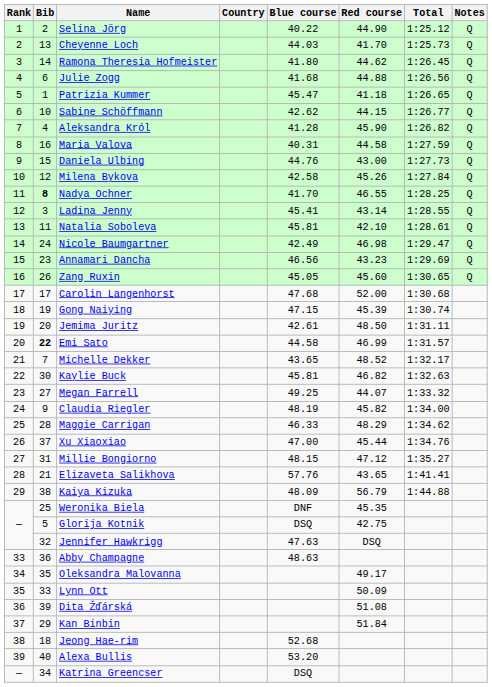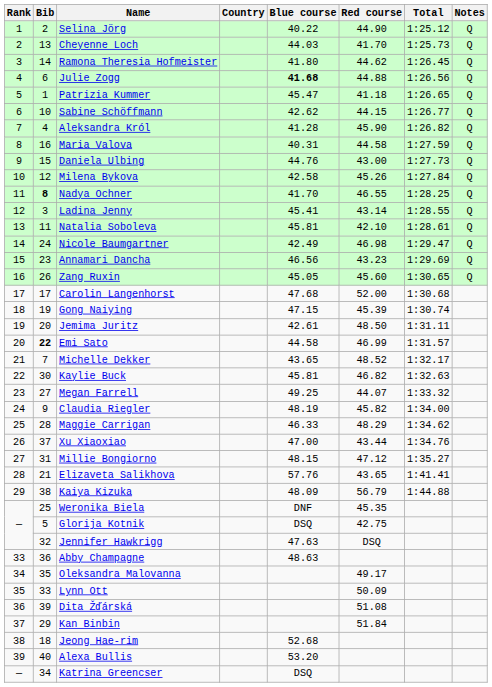(303, 79) normal -> (303, 79) bold
(372, 442) 45.44 -> (372, 442) 43.44
